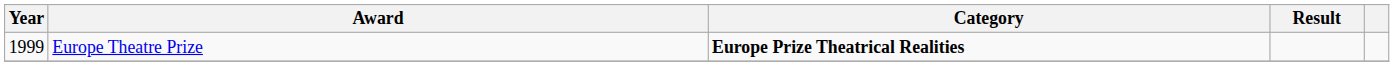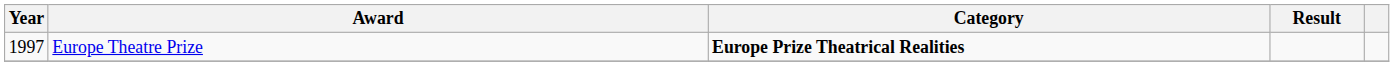(26, 46) 1999 -> (26, 46) 1997
